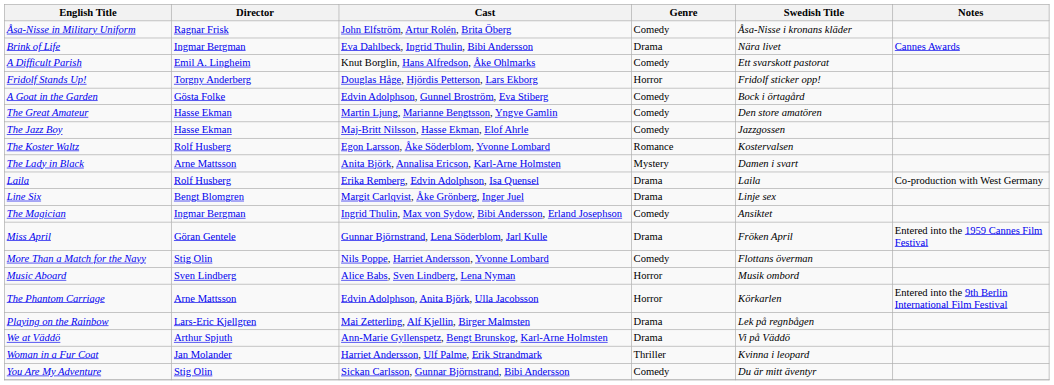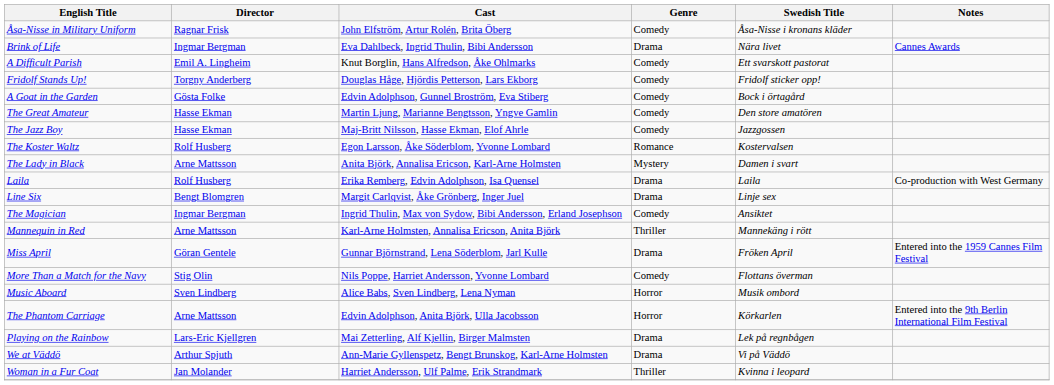(648, 79) Horror -> (652, 79) Comedy
+ row: (46, 230)
- row: (54, 371)
